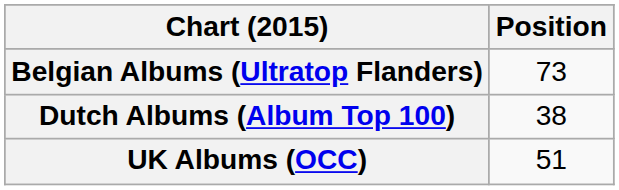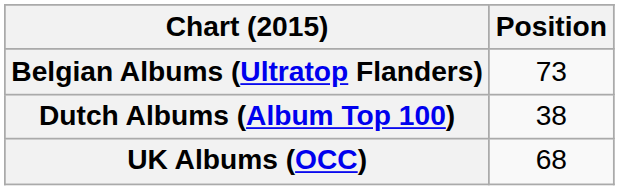(551, 160) 51 -> (551, 160) 68
